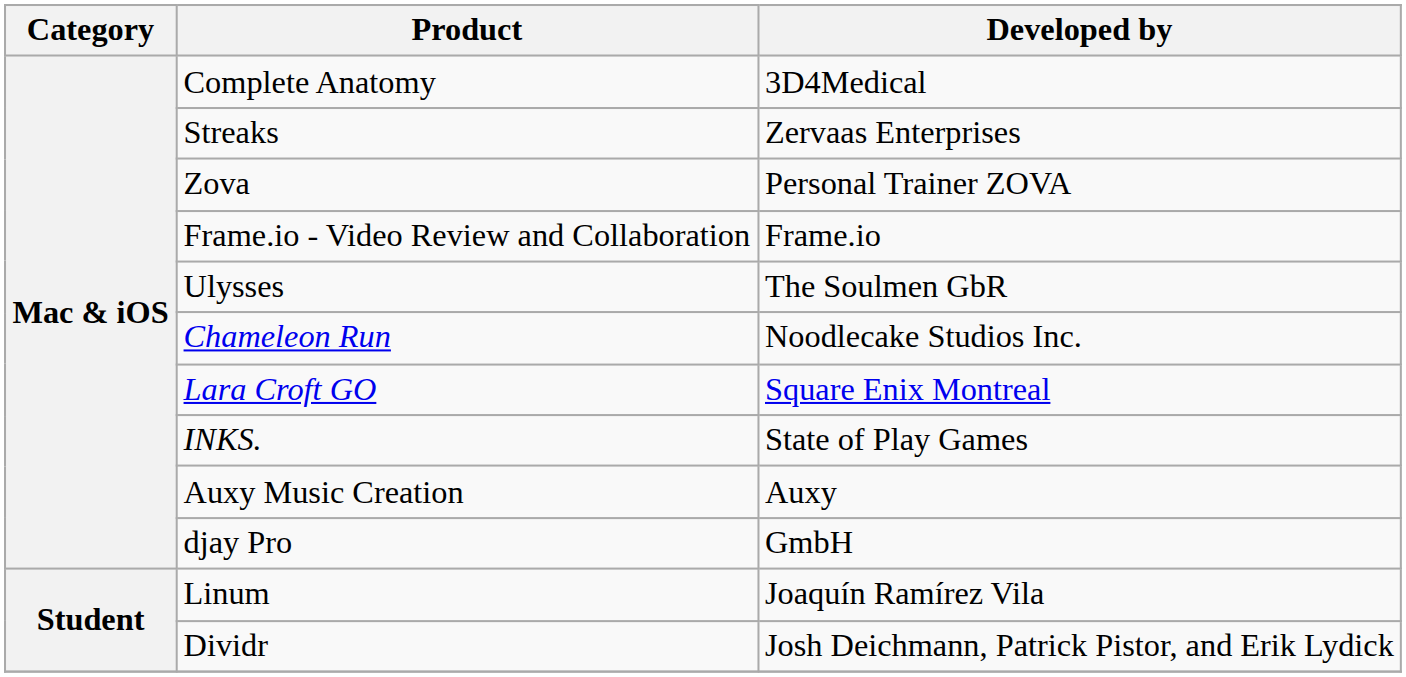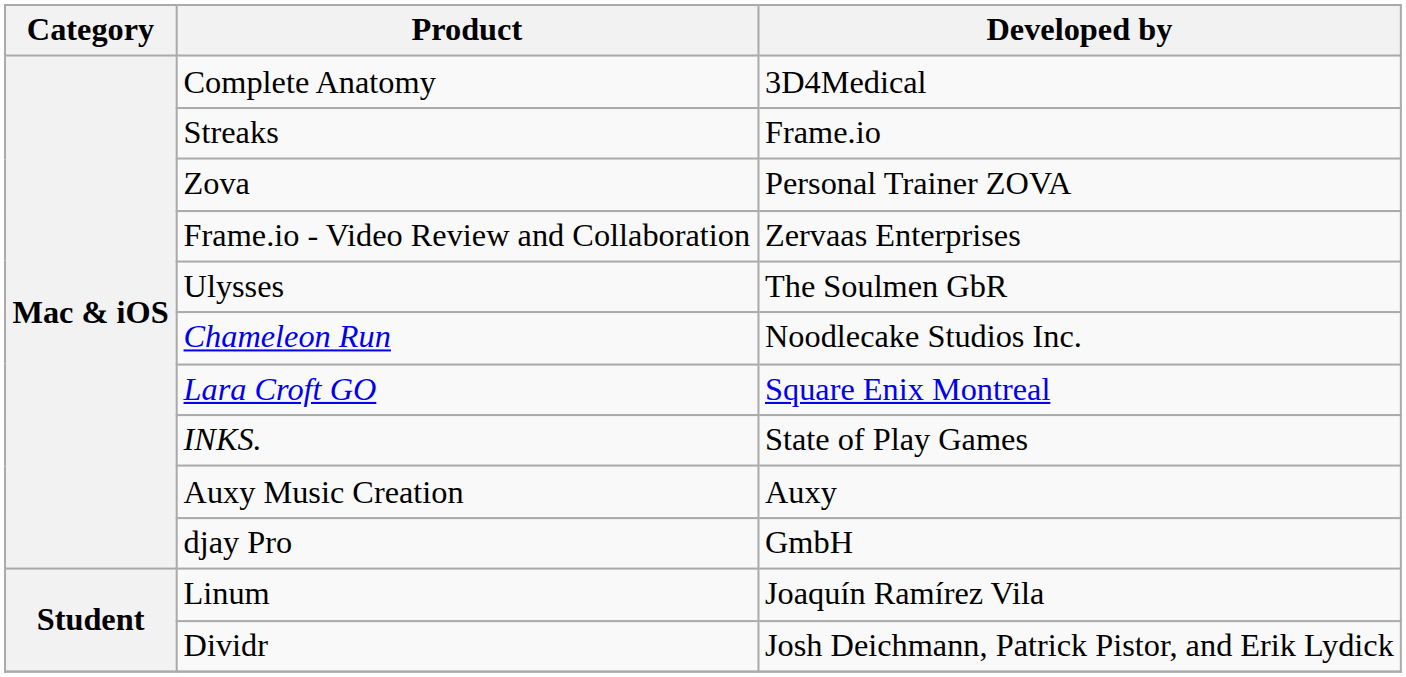(893, 132) Zervaas Enterprises -> (823, 132) Frame.io
(823, 235) Frame.io -> (893, 235) Zervaas Enterprises
